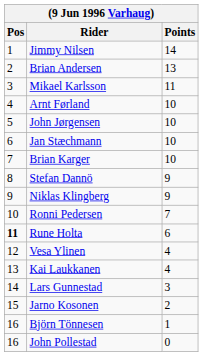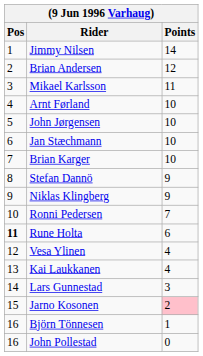(170, 68) 13 -> (170, 68) 12
(167, 305) no background -> (167, 305) pink background
